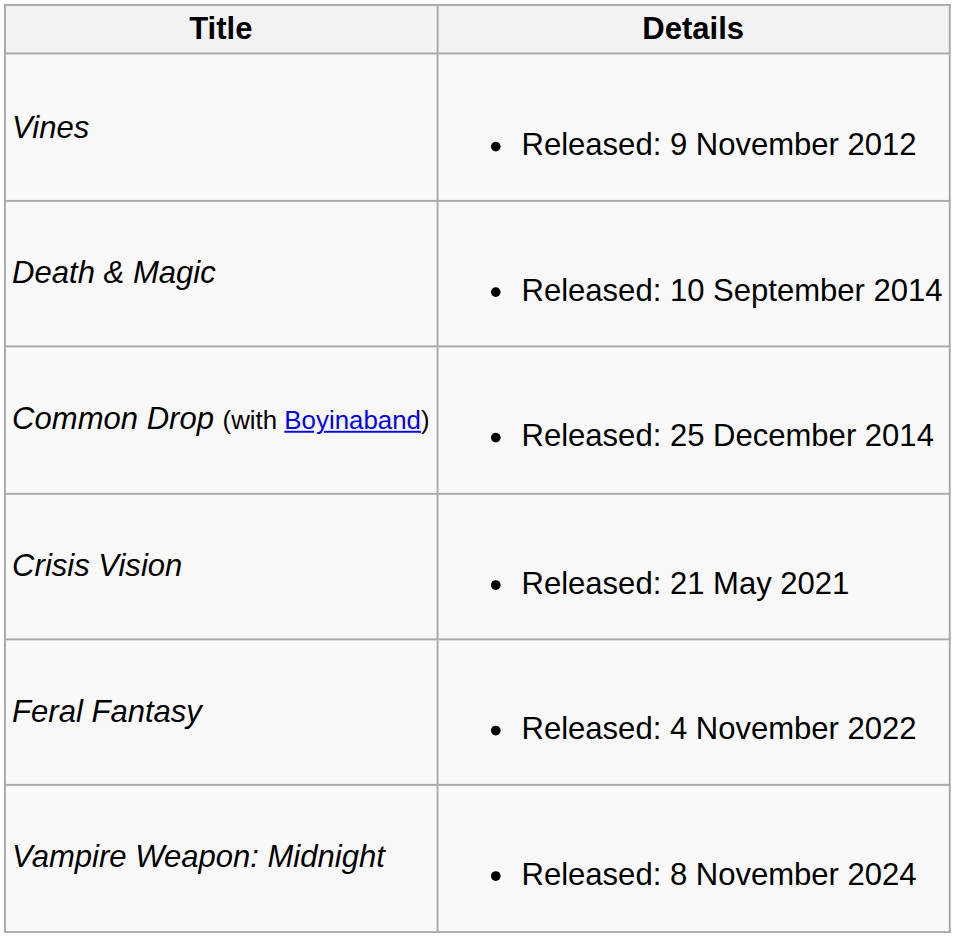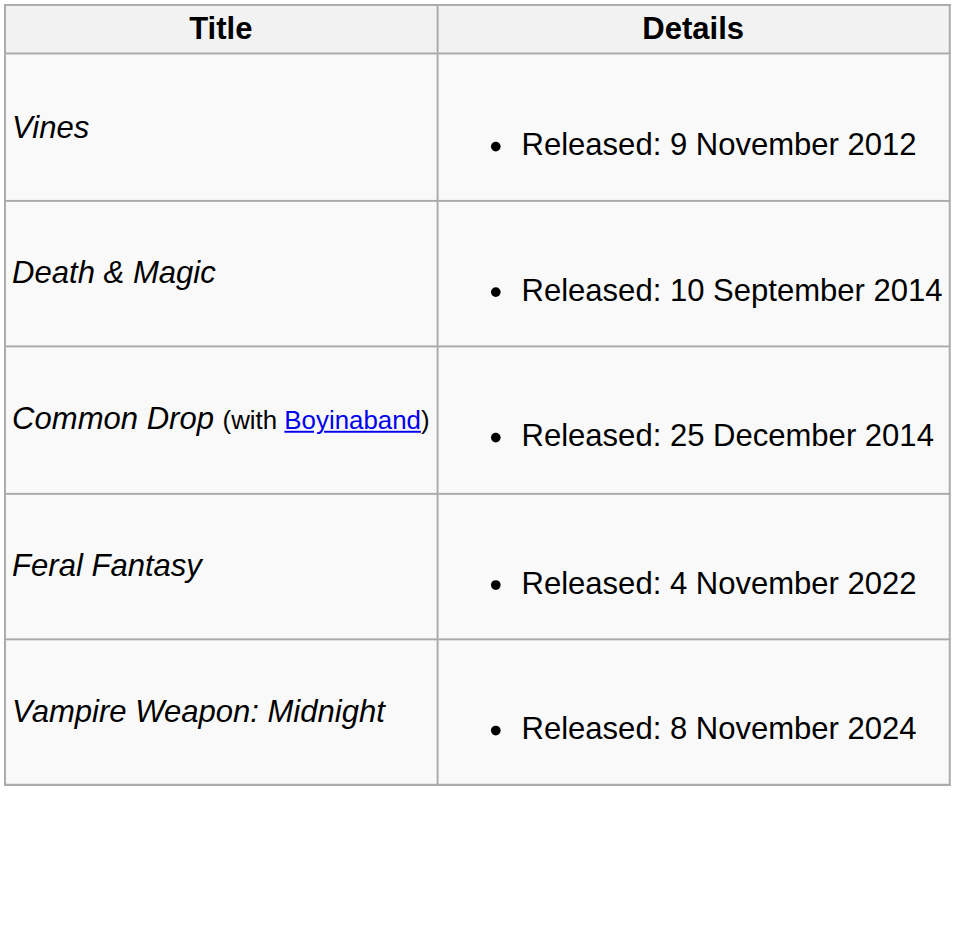- row: (97, 565)
